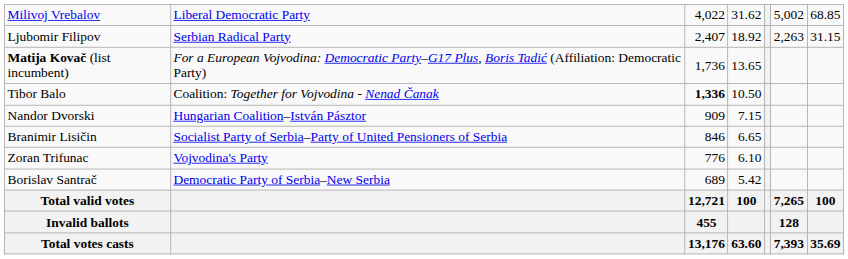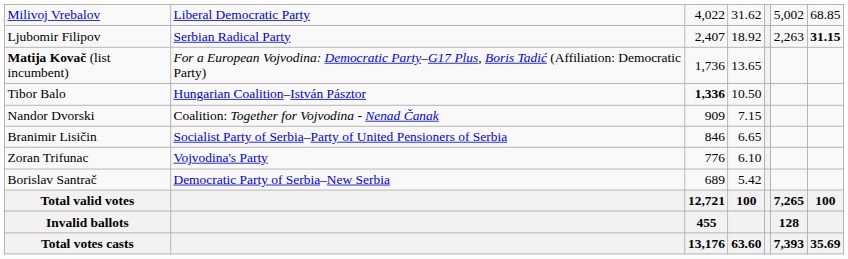(825, 36) normal -> (825, 36) bold
(306, 94) Coalition: Together for Vojvodina - Nenad Čanak -> (270, 94) Hungarian Coalition–István Pásztor
(270, 115) Hungarian Coalition–István Pásztor -> (306, 115) Coalition: Together for Vojvodina - Nenad Čanak
